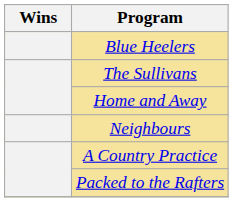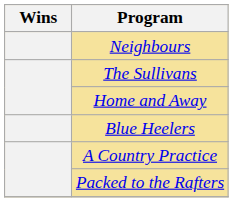rows swapped: (150, 45) <-> (150, 127)
